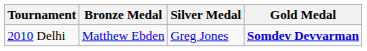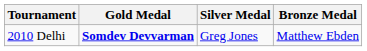columns swapped: (303, 14) <-> (123, 14)
